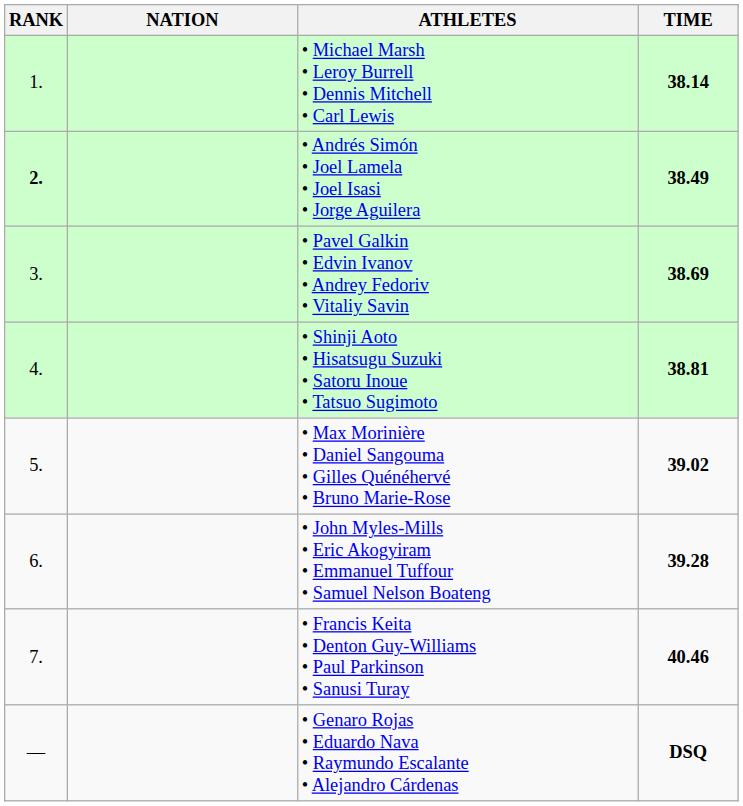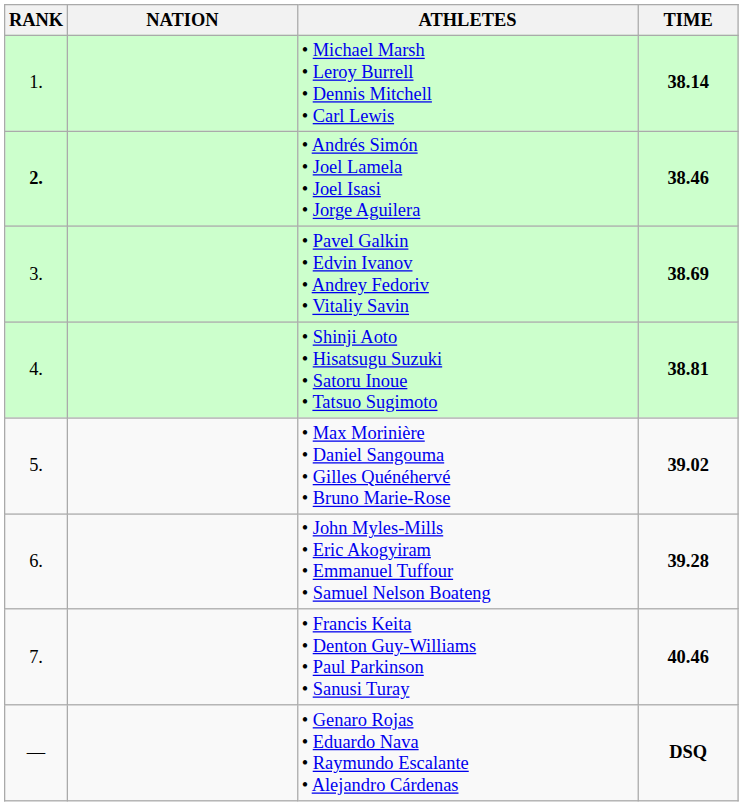(688, 178) 38.49 -> (688, 178) 38.46
